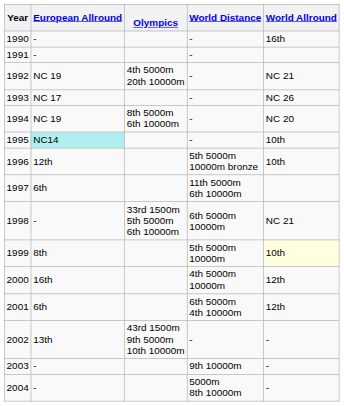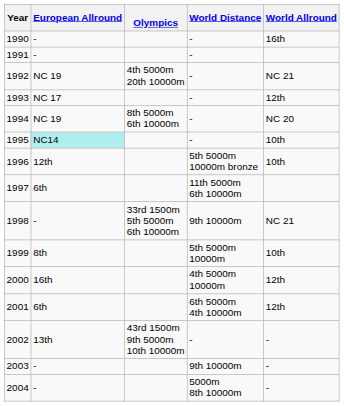(280, 97) NC 26 -> (275, 97) 12th
(213, 220) 6th 5000m 10000m -> (215, 220) 9th 10000m
(275, 253) lightyellow background -> (275, 253) no background
